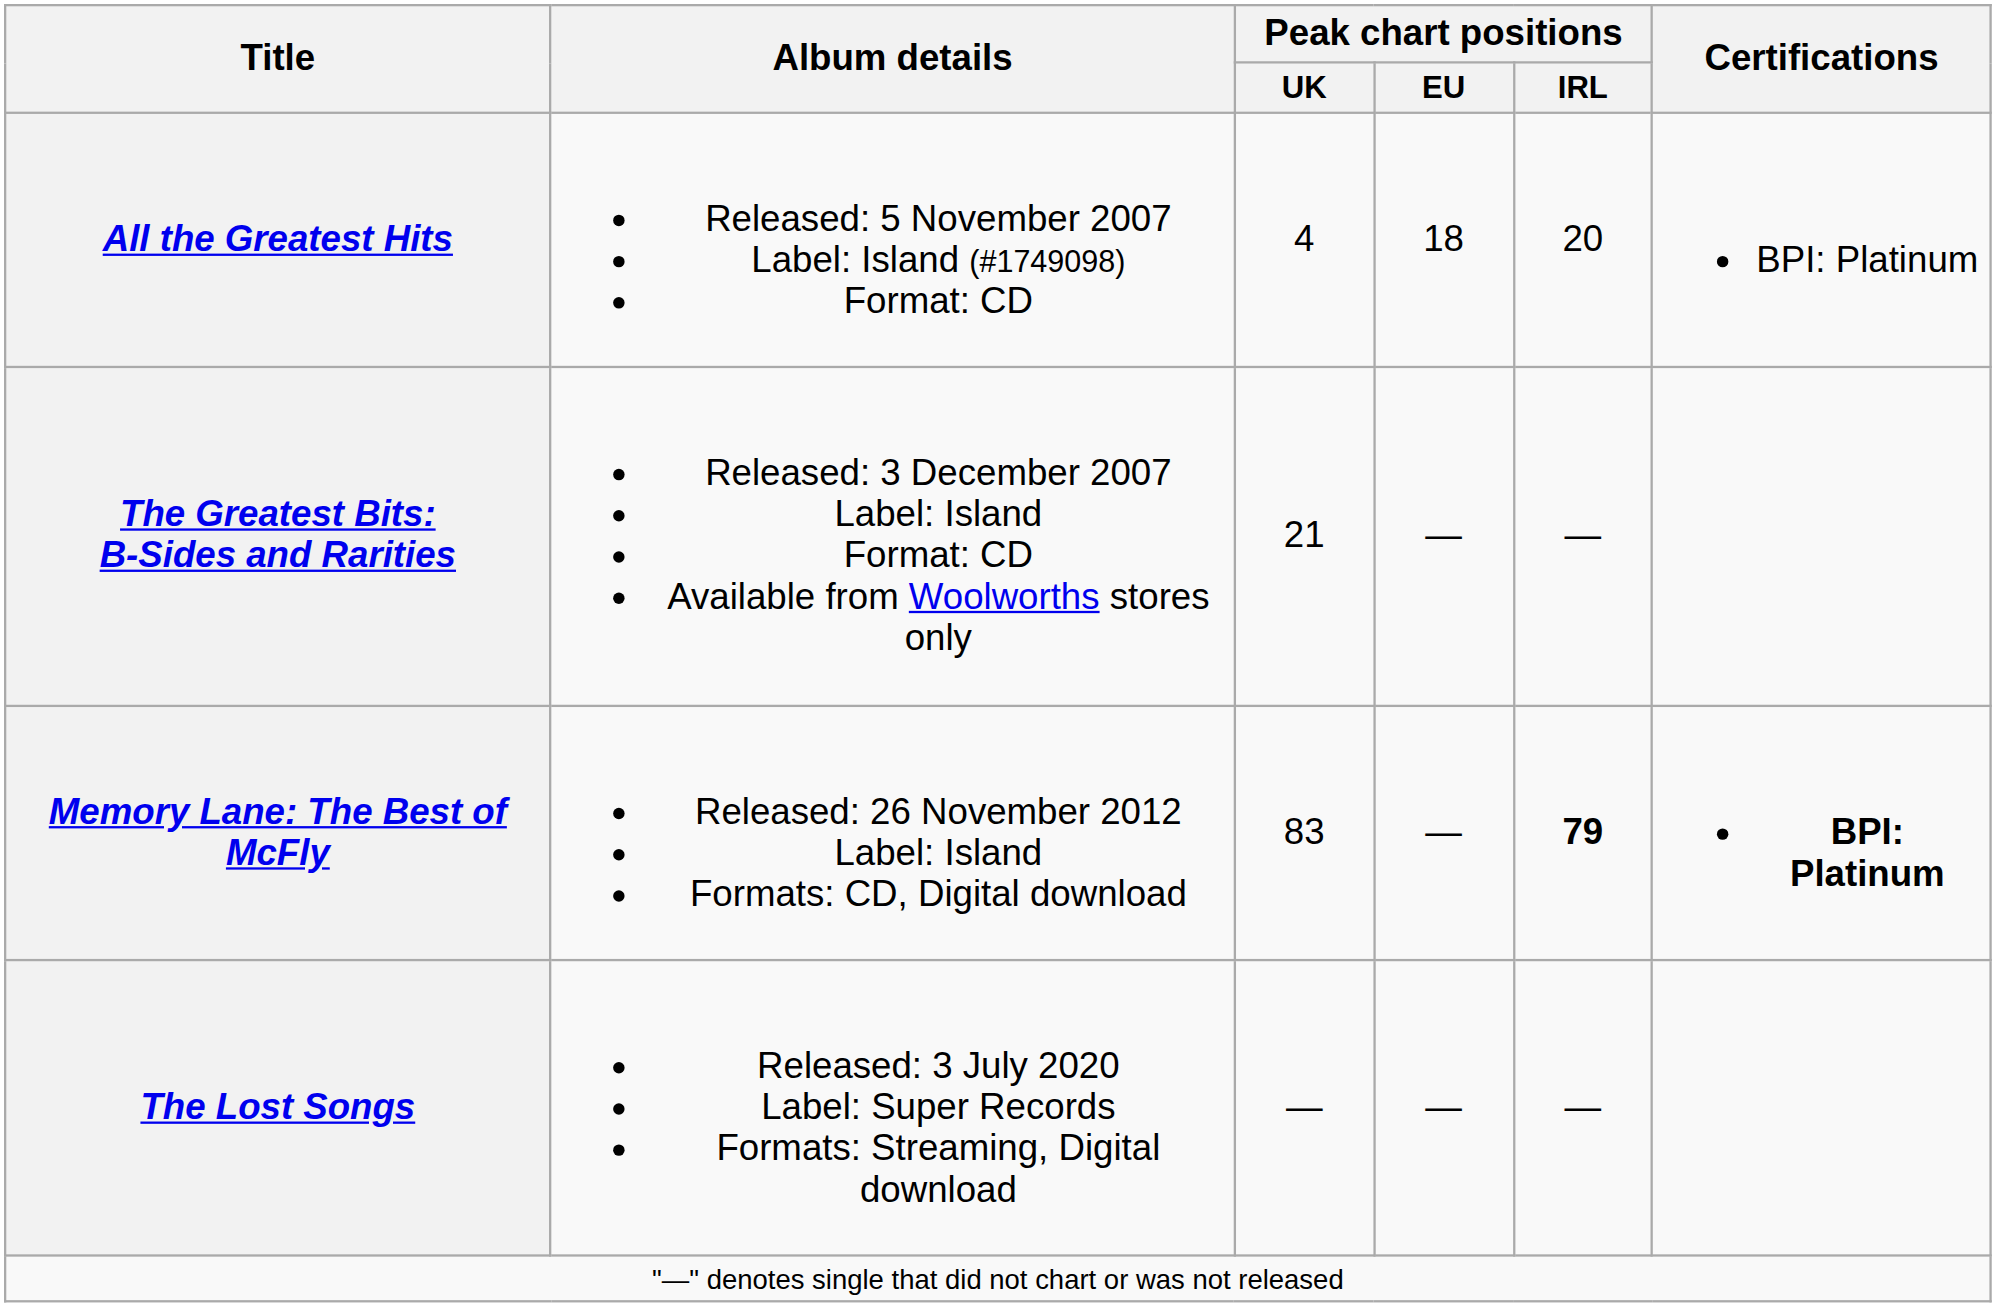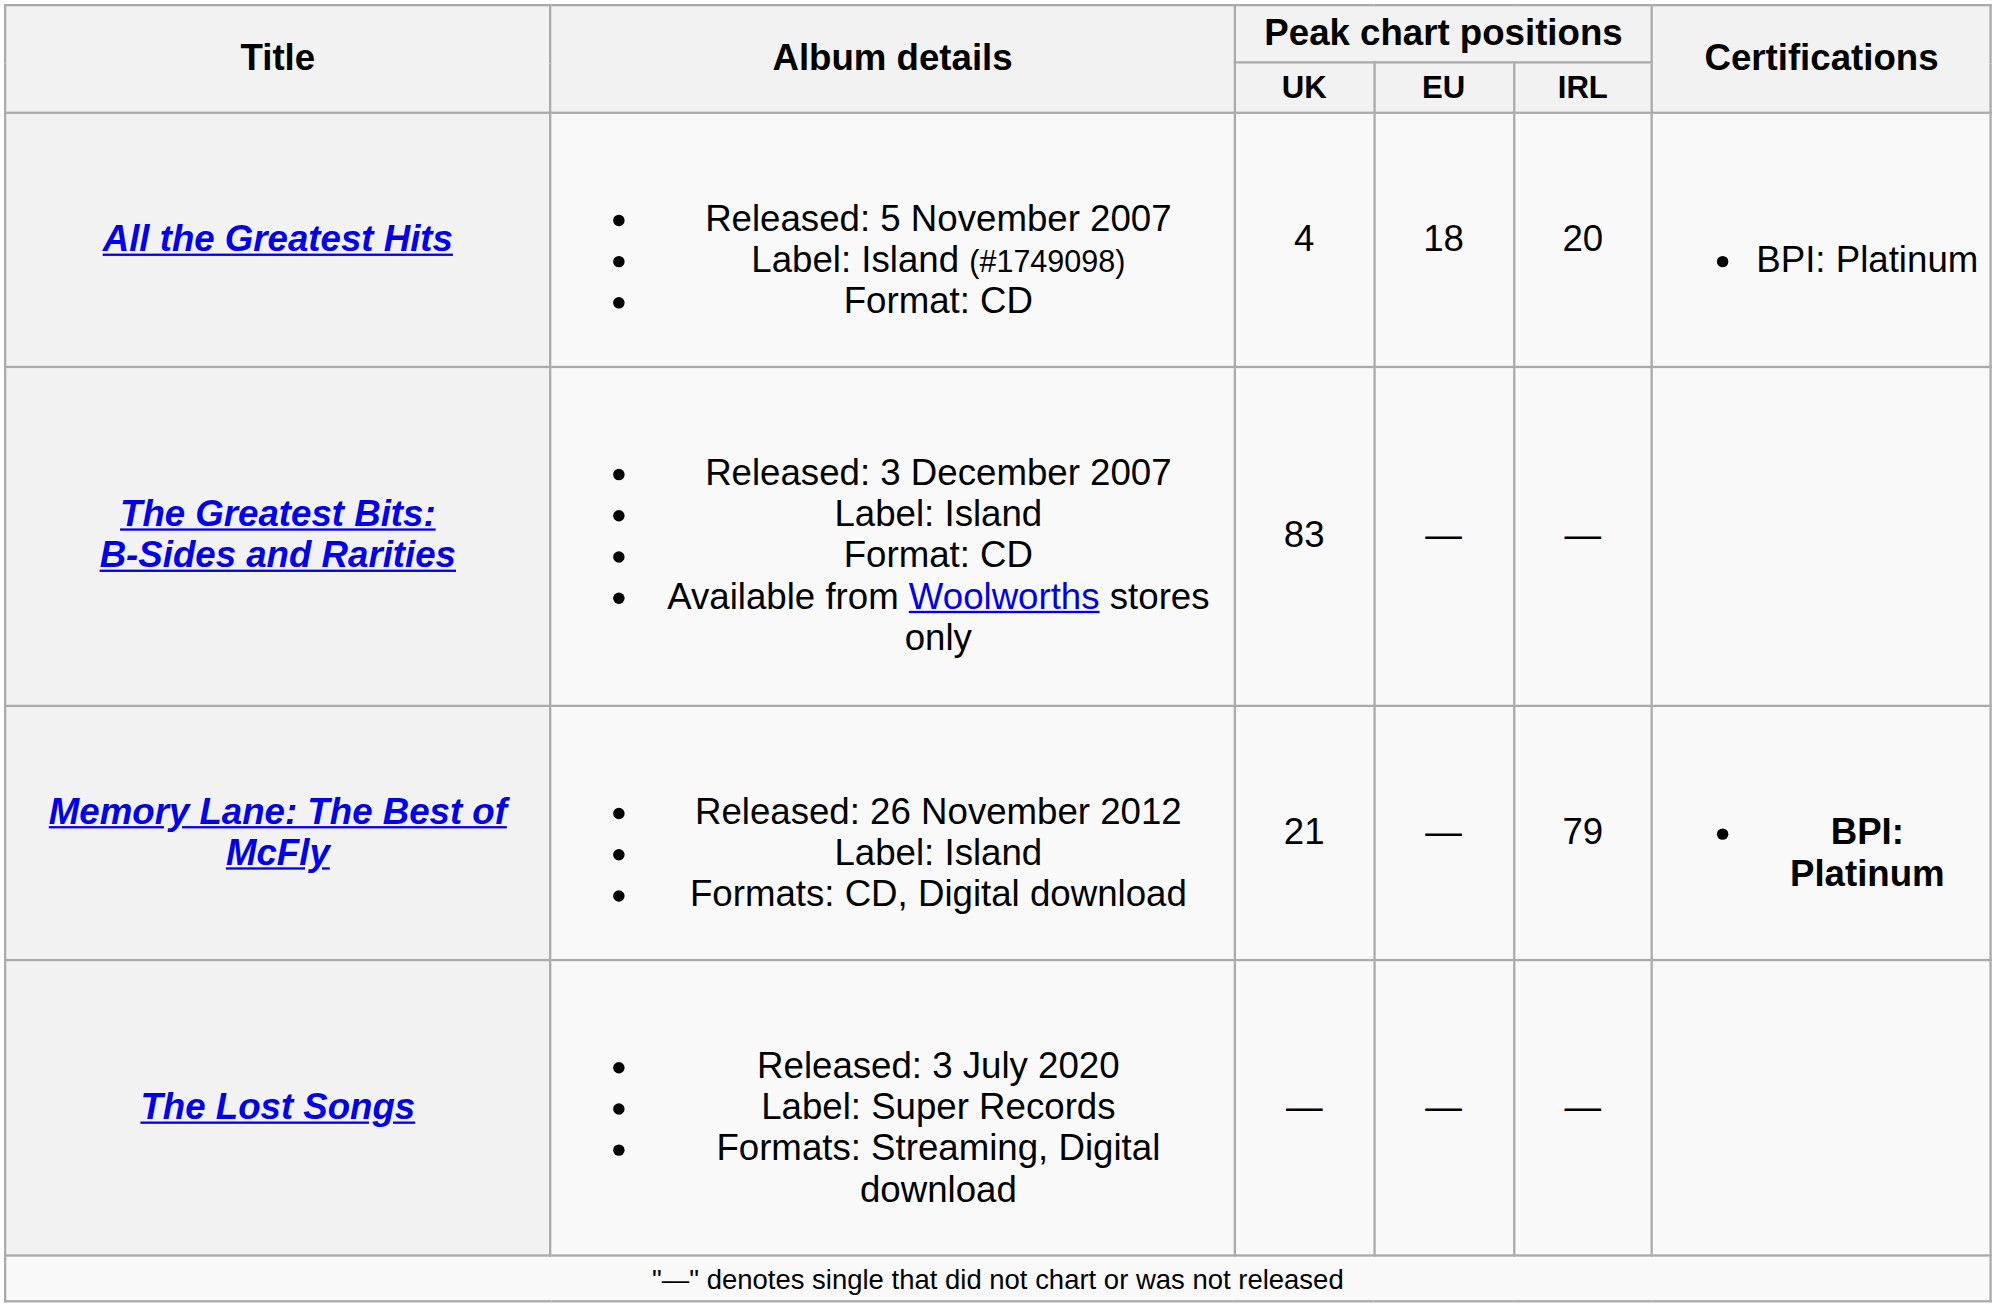(1304, 535) 21 -> (1304, 535) 83
(1304, 831) 83 -> (1304, 831) 21
(1583, 831) bold -> (1583, 831) normal
